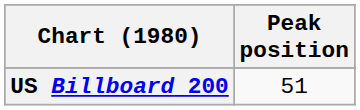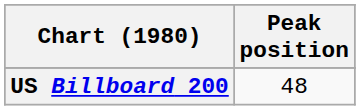(294, 87) 51 -> (294, 87) 48
